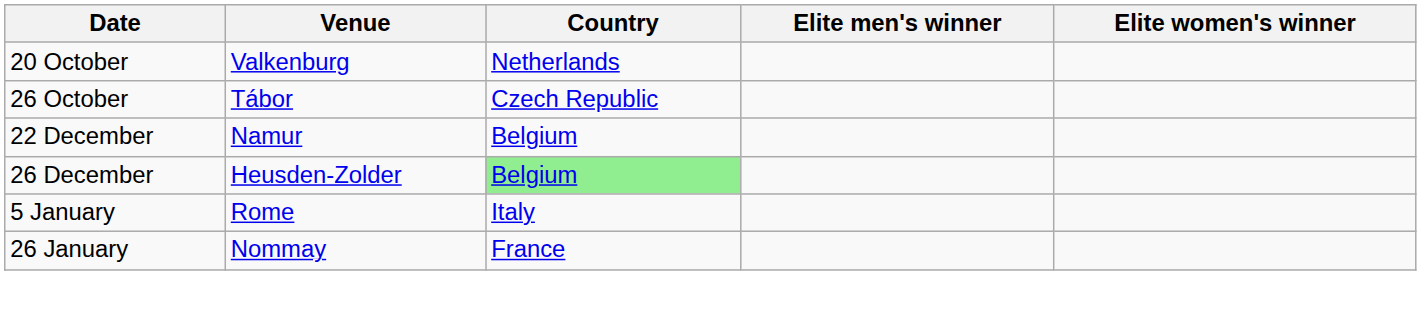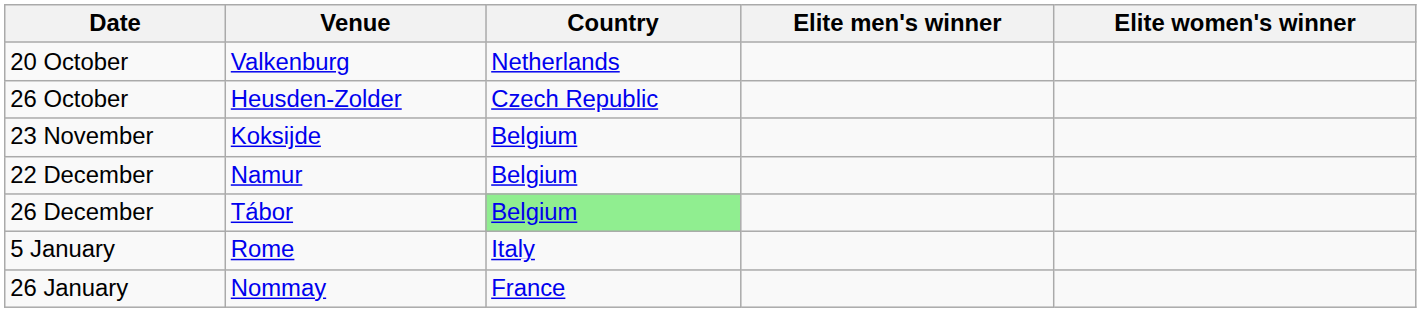(262, 99) Tábor -> (316, 99) Heusden-Zolder
+ row: (82, 136)
(316, 174) Heusden-Zolder -> (262, 212) Tábor
